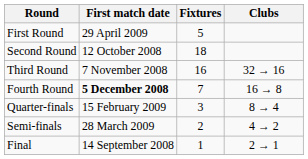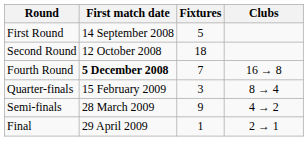(115, 32) 29 April 2009 -> (128, 32) 14 September 2008
- row: (38, 70)
(200, 126) 2 -> (200, 107) 9
(128, 145) 14 September 2008 -> (115, 126) 29 April 2009
